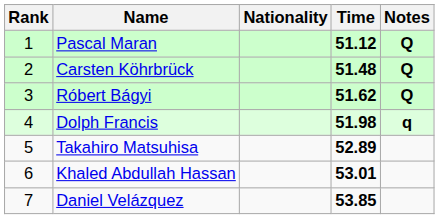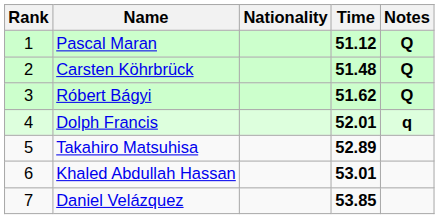(356, 122) 51.98 -> (356, 122) 52.01
